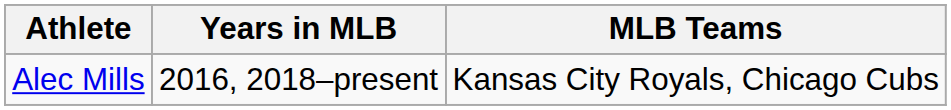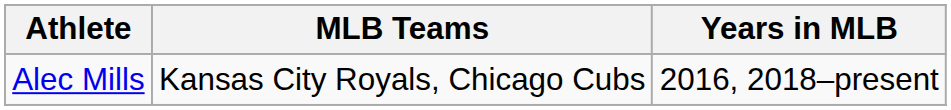columns swapped: (299, 29) <-> (696, 29)
